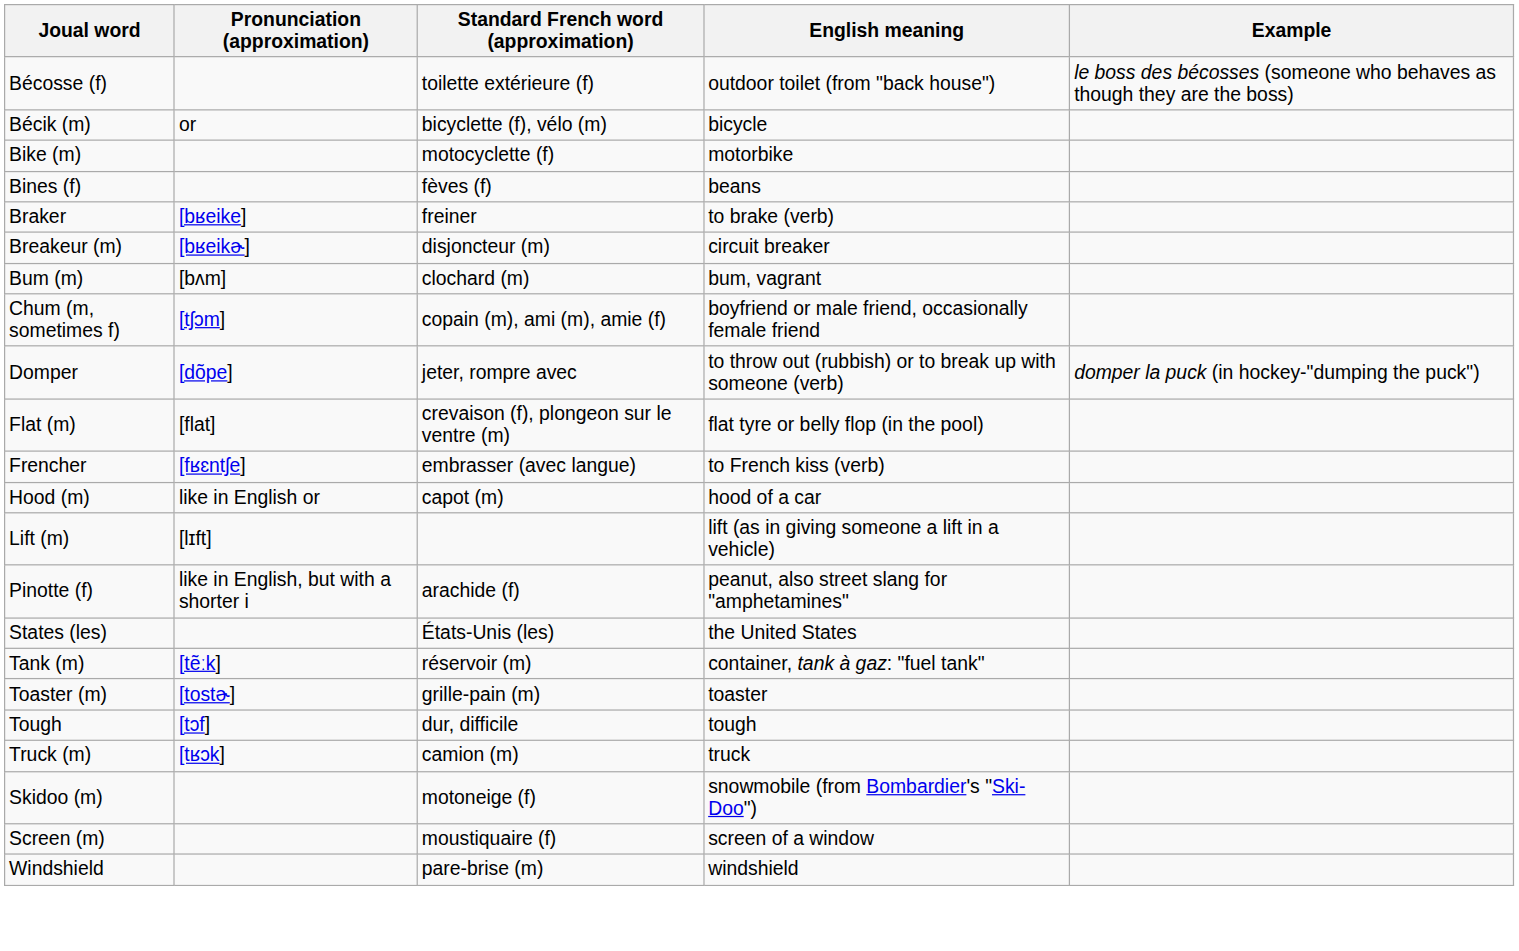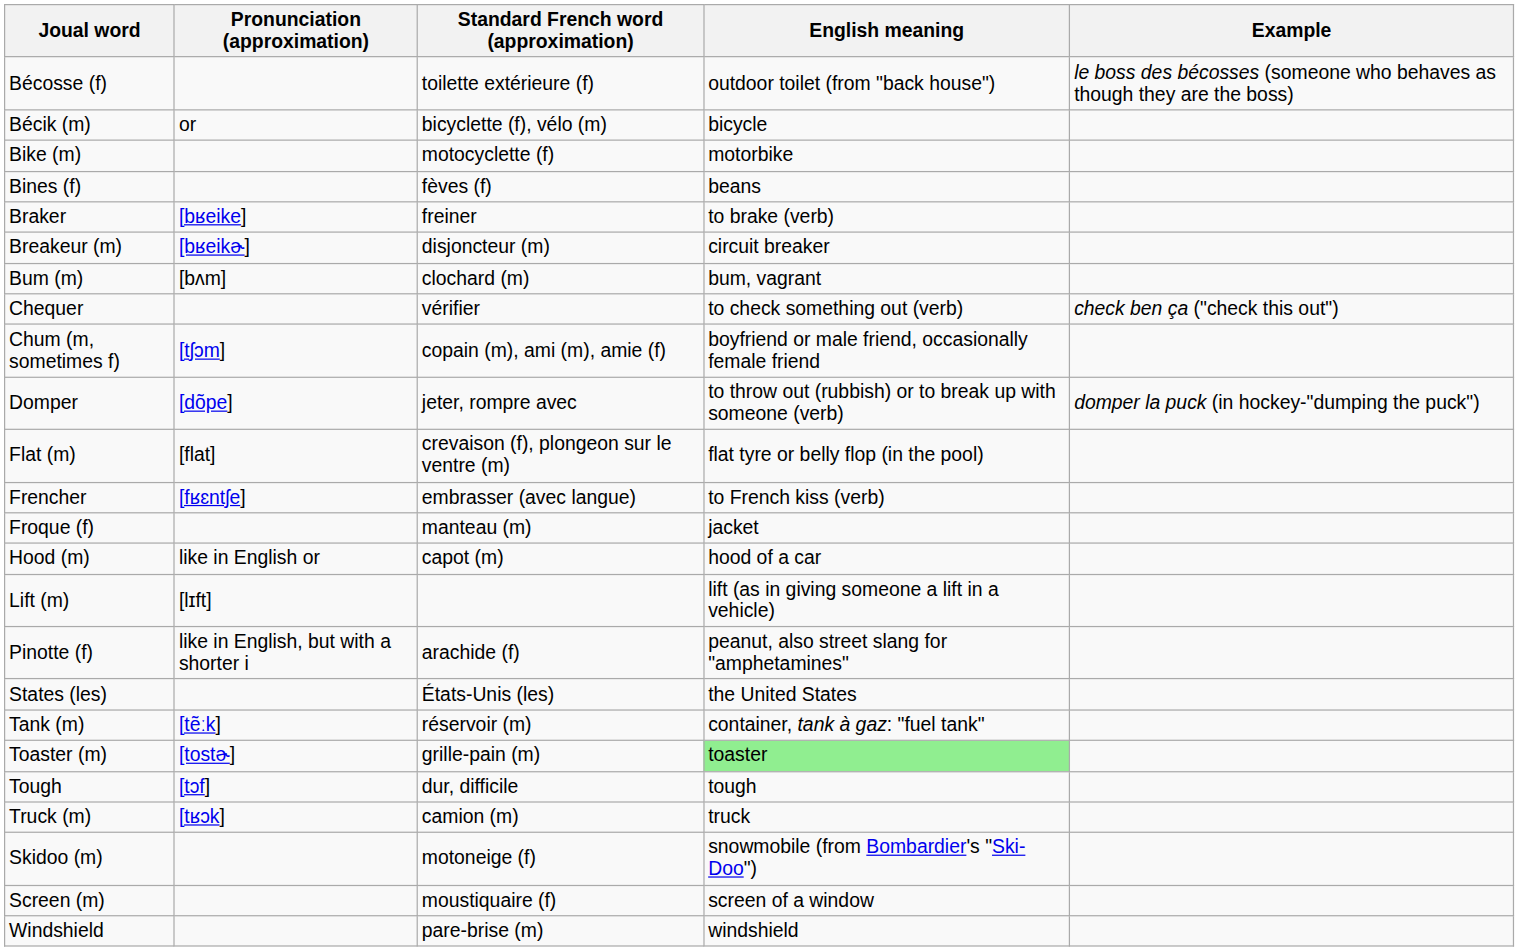+ row: (46, 309)
+ row: (52, 527)
(738, 694) no background -> (738, 755) lightgreen background
